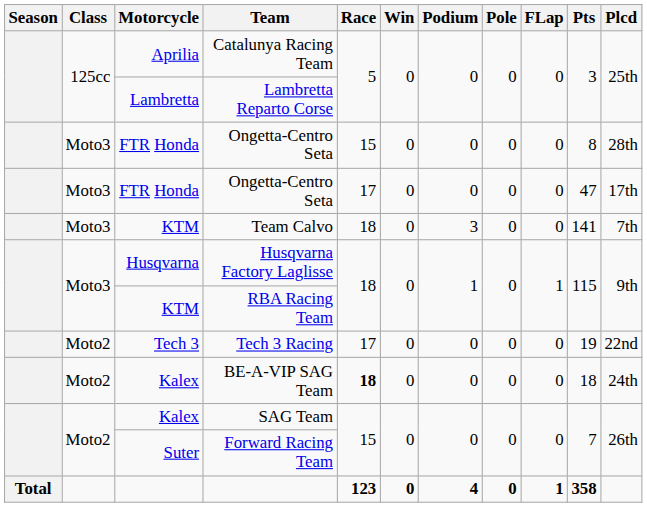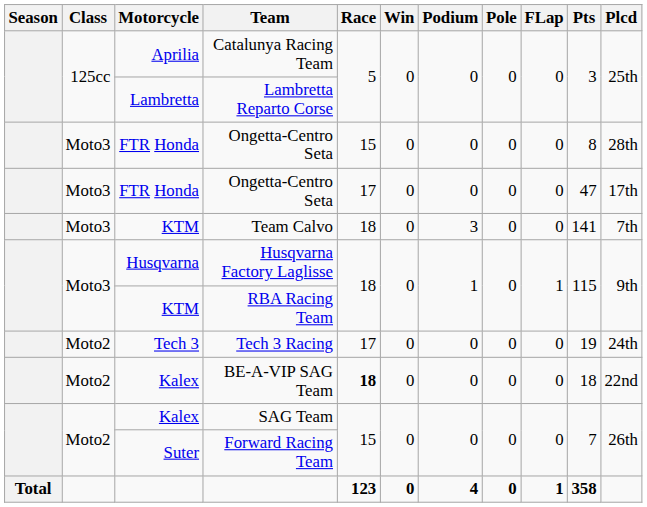(621, 344) 22nd -> (623, 344) 24th
(623, 380) 24th -> (621, 380) 22nd
